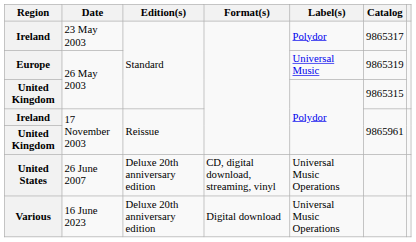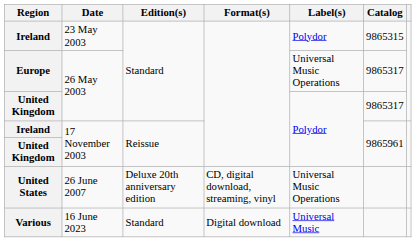(385, 36) 9865317 -> (385, 36) 9865315
(313, 65) Universal Music -> (316, 71) Universal Music Operations
(385, 65) 9865319 -> (385, 71) 9865317
(385, 94) 9865315 -> (385, 106) 9865317
(152, 216) Deluxe 20th anniversary edition -> (145, 222) Standard
(316, 216) Universal Music Operations -> (313, 222) Universal Music
